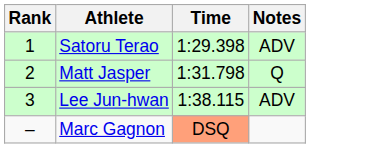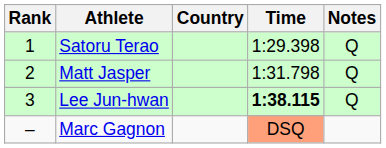+ column: (210, 18)
(277, 45) ADV -> (352, 45) Q
(211, 101) normal -> (286, 101) bold
(277, 101) ADV -> (352, 101) Q
